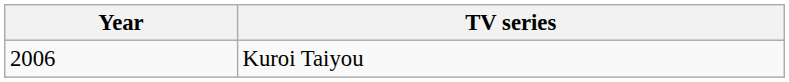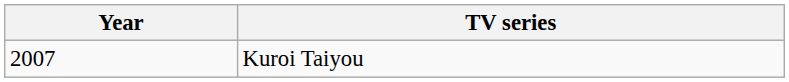(33, 58) 2006 -> (33, 58) 2007
